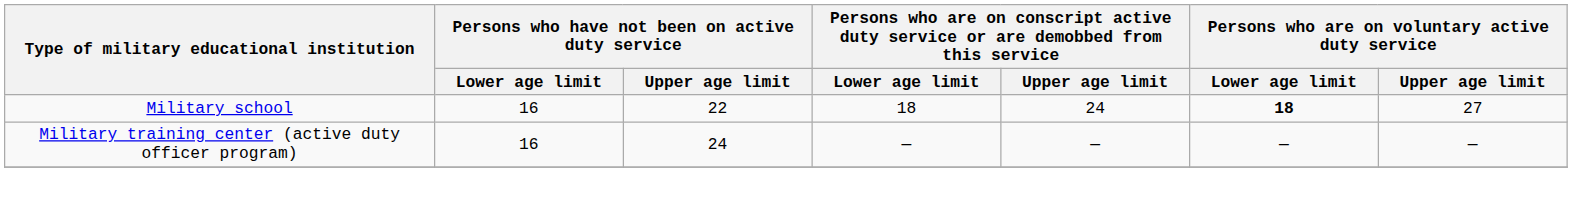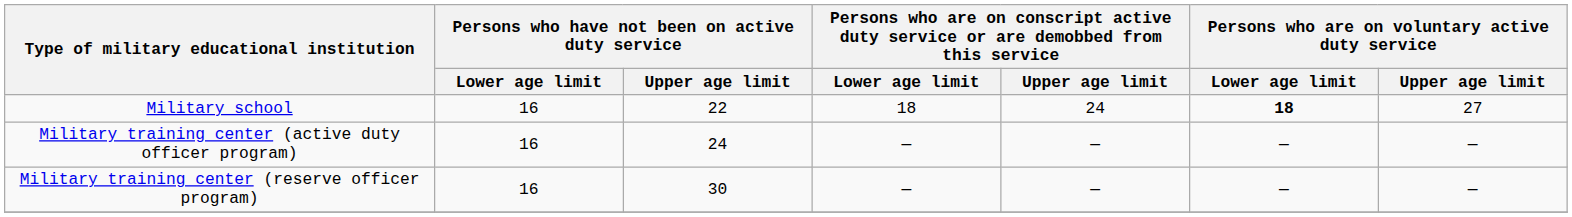+ row: (220, 189)
